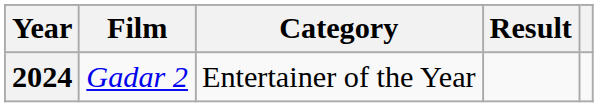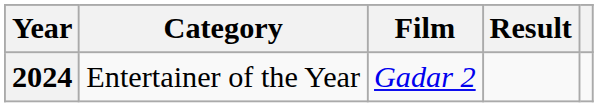columns swapped: (339, 28) <-> (137, 28)
